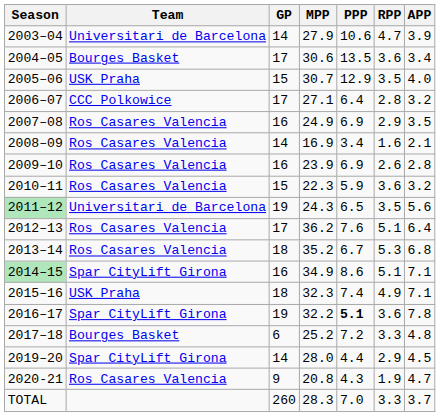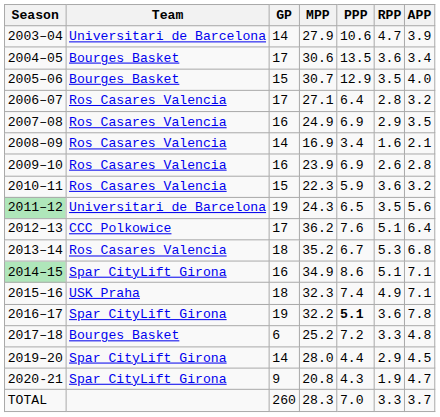(104, 79) USK Praha -> (124, 79) Bourges Basket
(120, 101) CCC Polkowice -> (148, 101) Ros Casares Valencia
(148, 229) Ros Casares Valencia -> (120, 229) CCC Polkowice
(148, 379) Ros Casares Valencia -> (148, 379) Spar CityLift Girona
